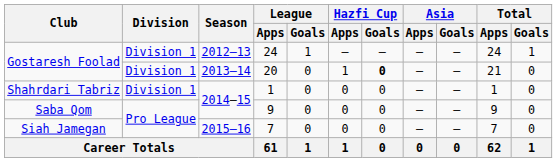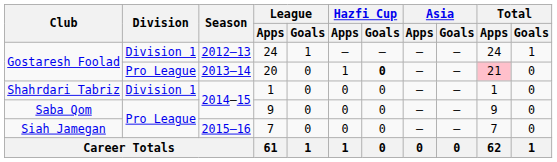(161, 71) Division 1 -> (161, 71) Pro League
(494, 71) no background -> (494, 71) pink background
